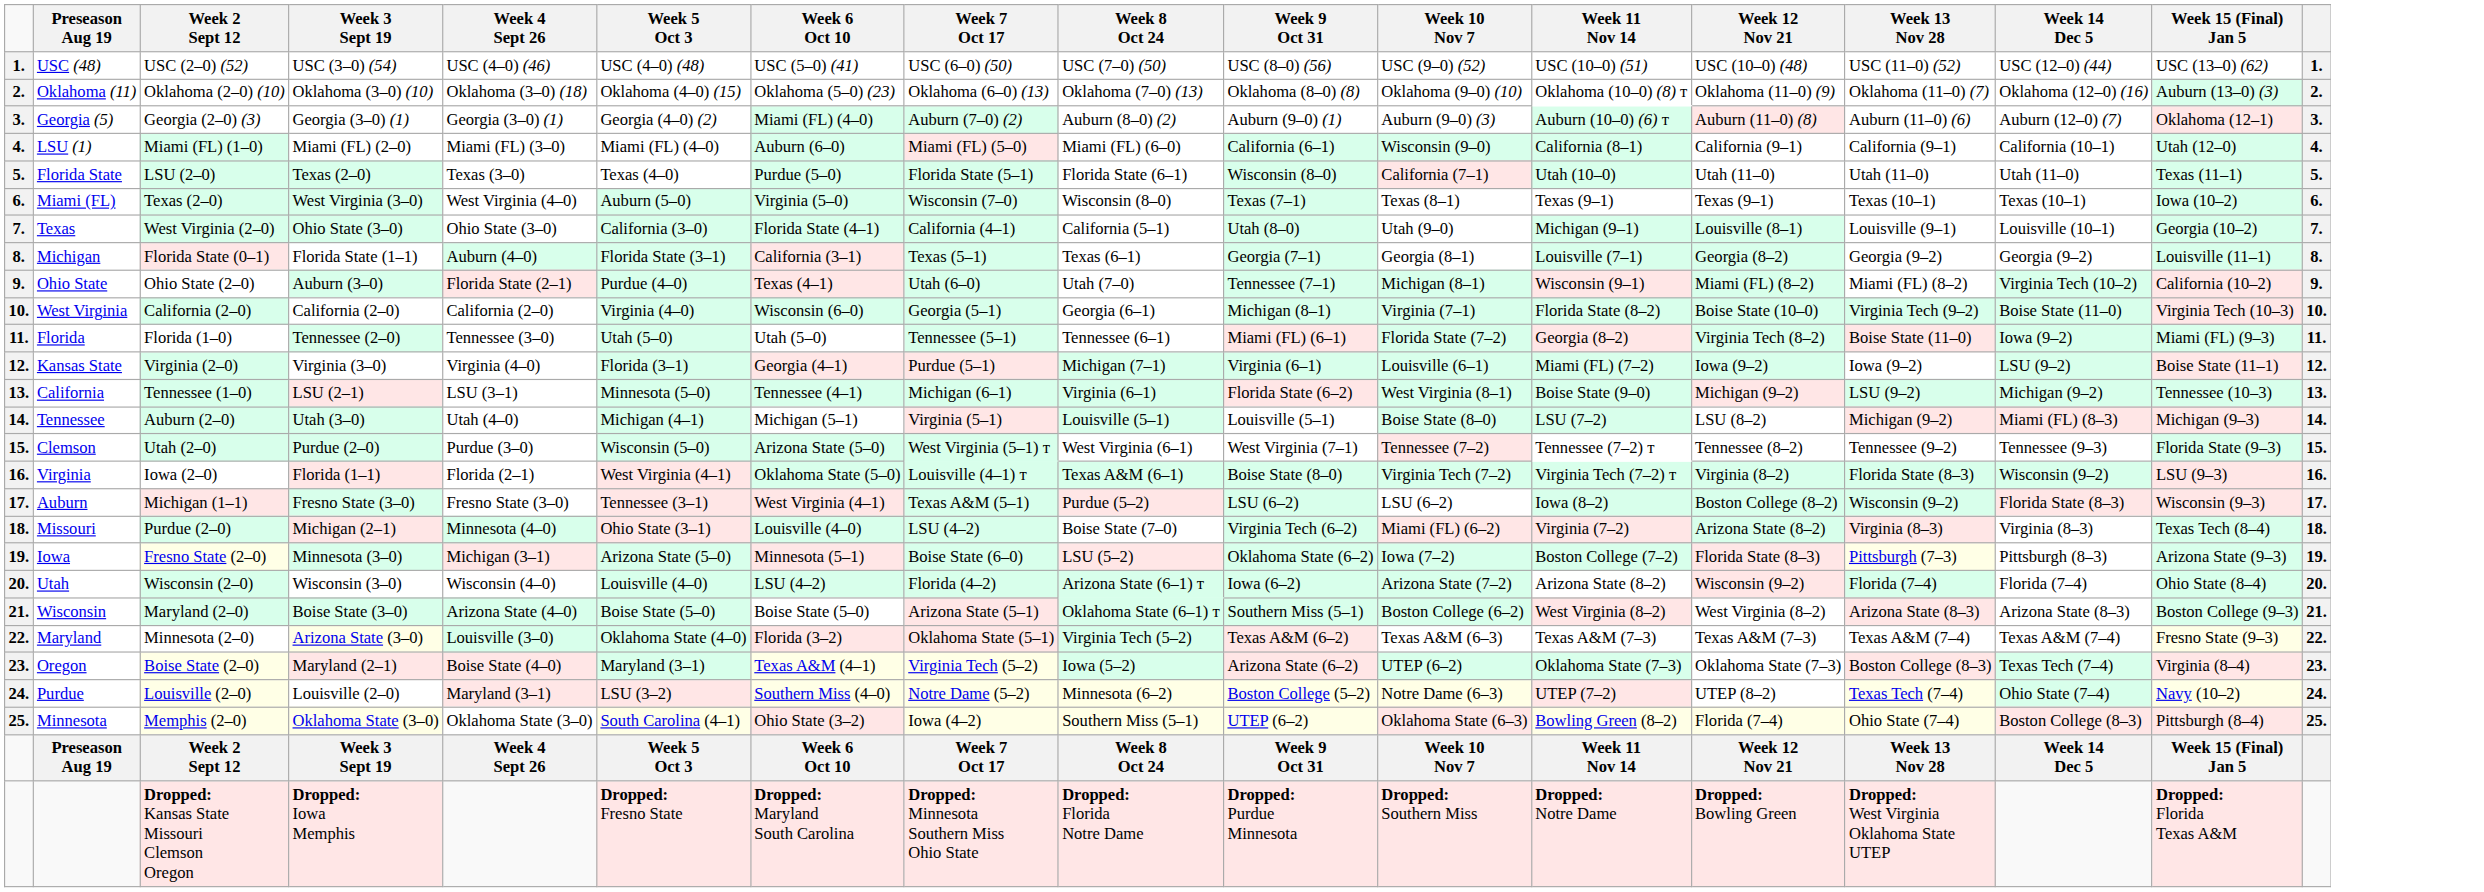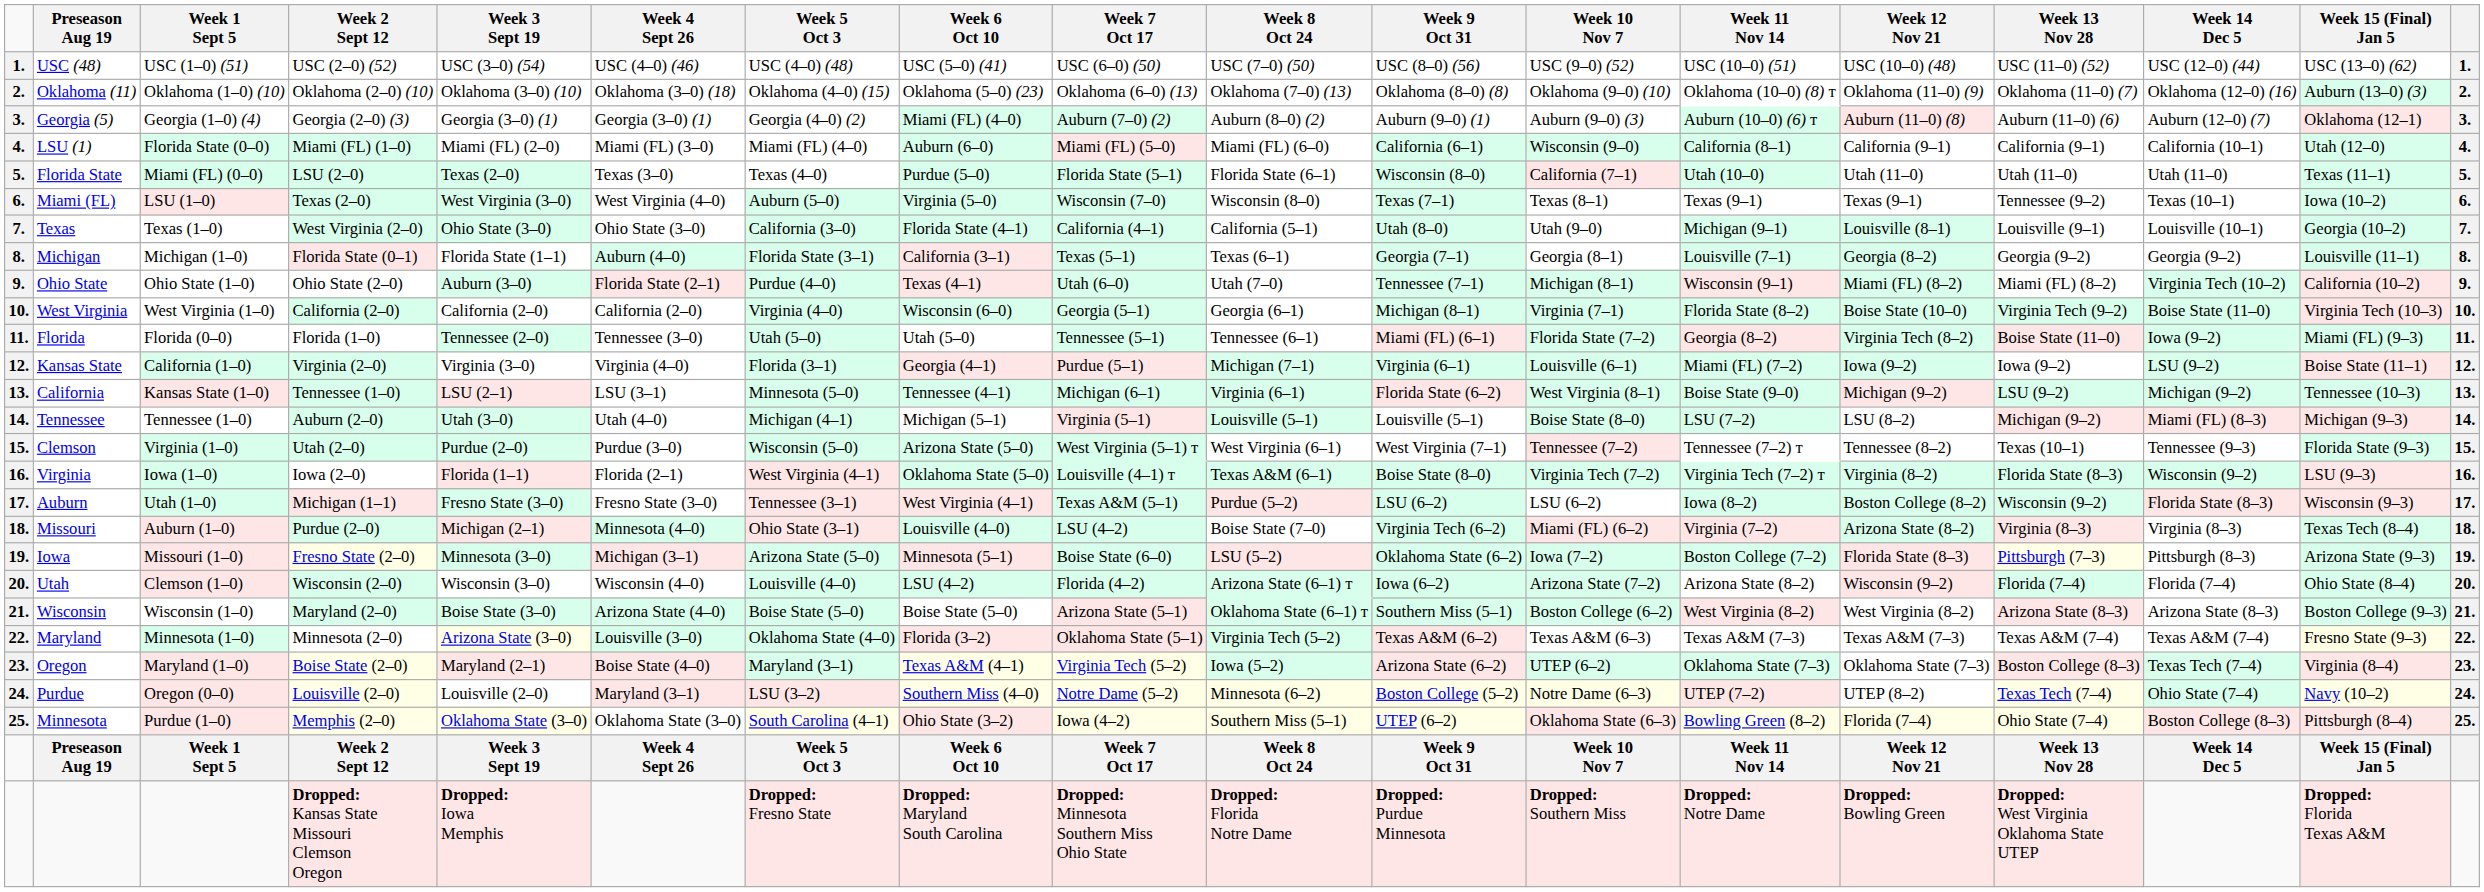+ column: (214, 28)
(1892, 201) Texas (10–1) -> (2051, 201) Tennessee (9–2)
(1903, 447) Tennessee (9–2) -> (2041, 447) Texas (10–1)
